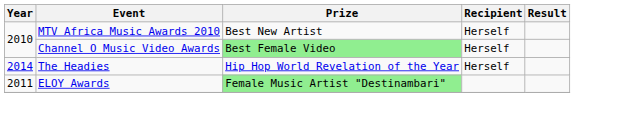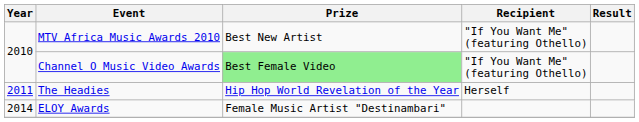(487, 31) Herself -> (526, 37) "If You Want Me" (featuring Othello)
(487, 48) Herself -> (526, 67) "If You Want Me" (featuring Othello)
(20, 66) 2014 -> (20, 91) 2011
(20, 84) 2011 -> (20, 108) 2014
(336, 84) lightgreen background -> (336, 108) no background
